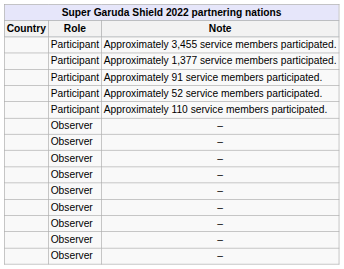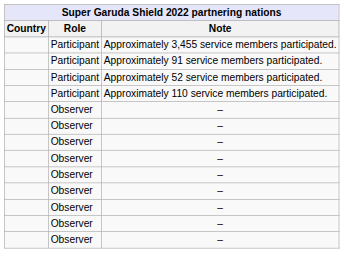- row: (75, 61)
